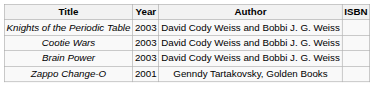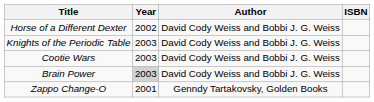+ row: (68, 27)
(146, 58) no background -> (146, 74) lightgrey background
